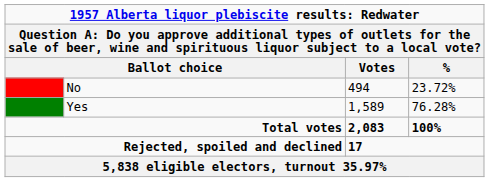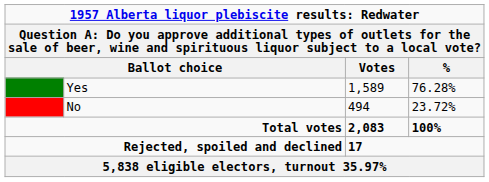rows swapped: (77, 107) <-> (74, 87)
